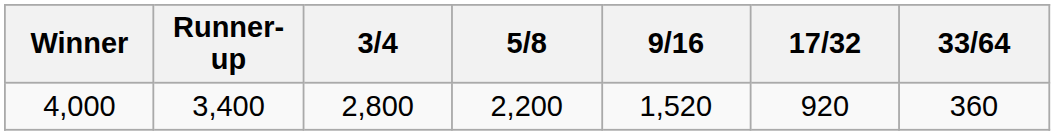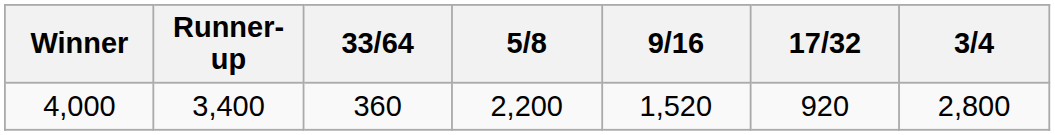columns swapped: (378, 43) <-> (974, 43)
